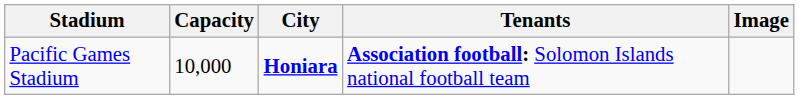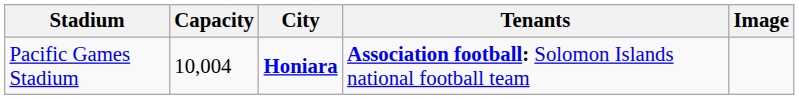(203, 65) 10,000 -> (203, 65) 10,004
